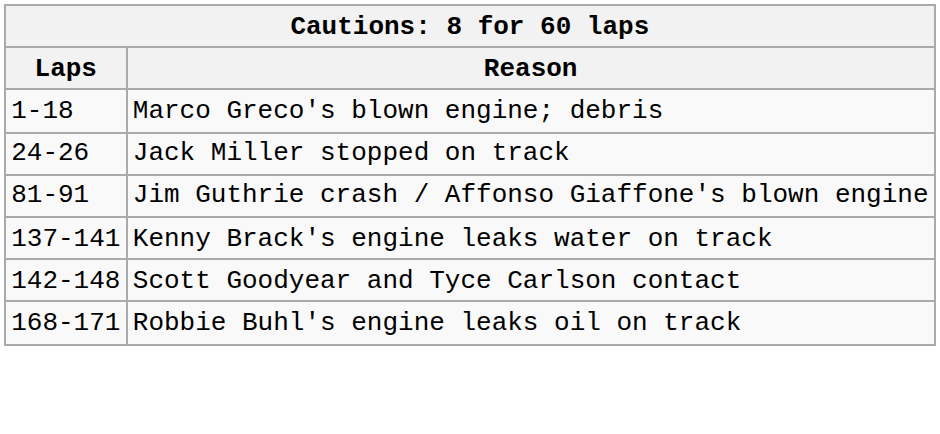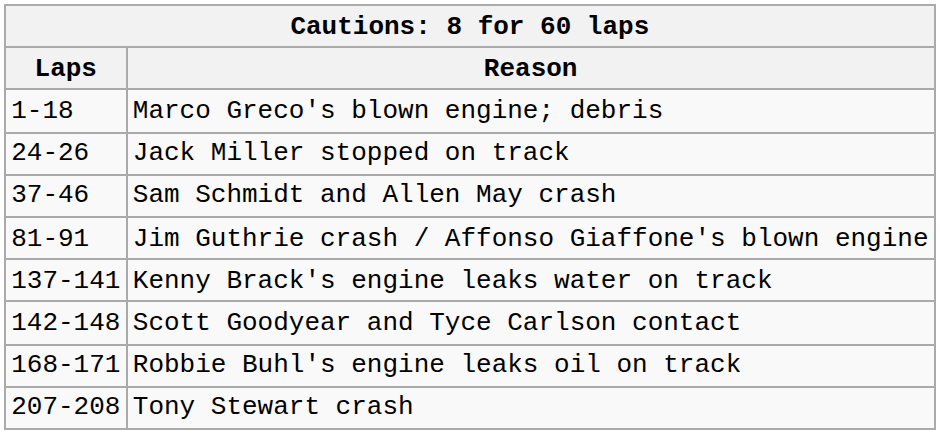+ row: (375, 196)
+ row: (273, 408)
